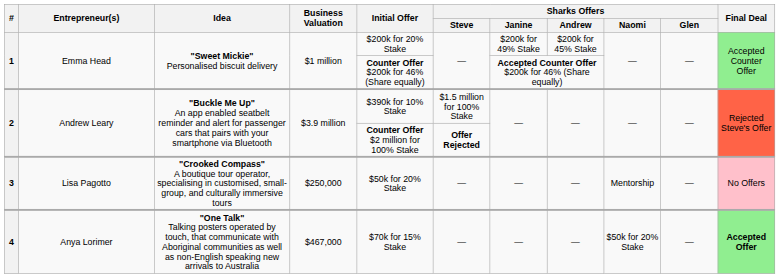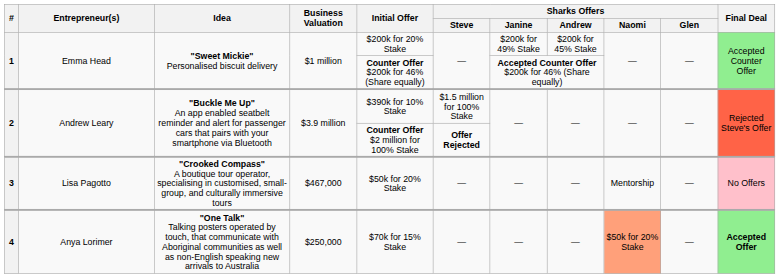(323, 184) $250,000 -> (323, 184) $467,000
(323, 242) $467,000 -> (323, 242) $250,000
(632, 242) no background -> (632, 242) lightsalmon background
